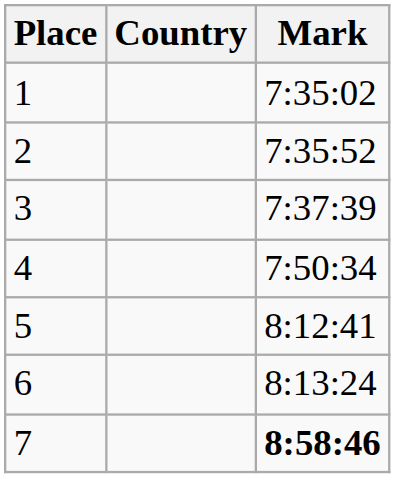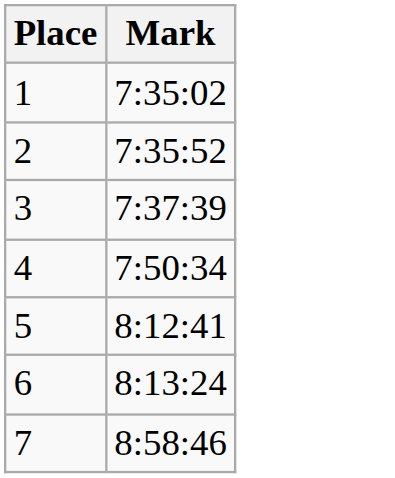- column: (181, 33)
(322, 442) bold -> (171, 442) normal
